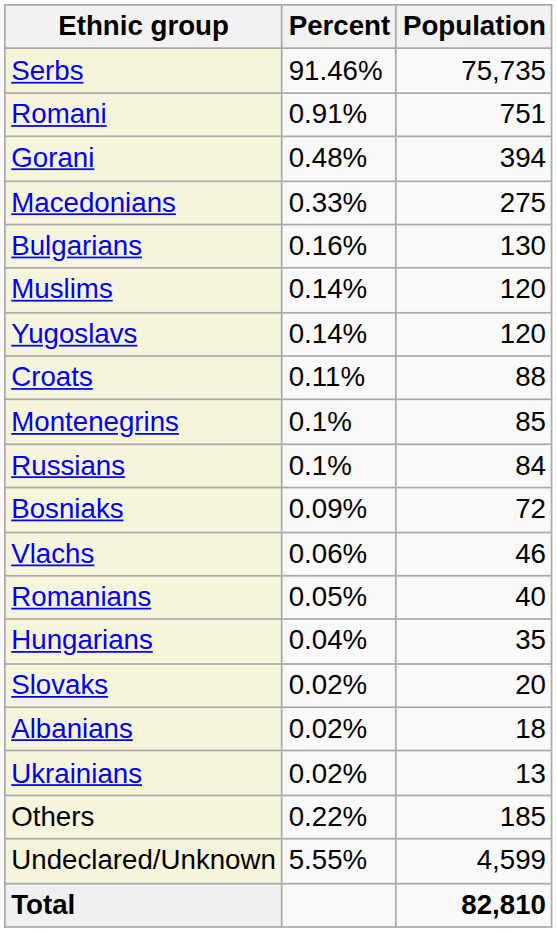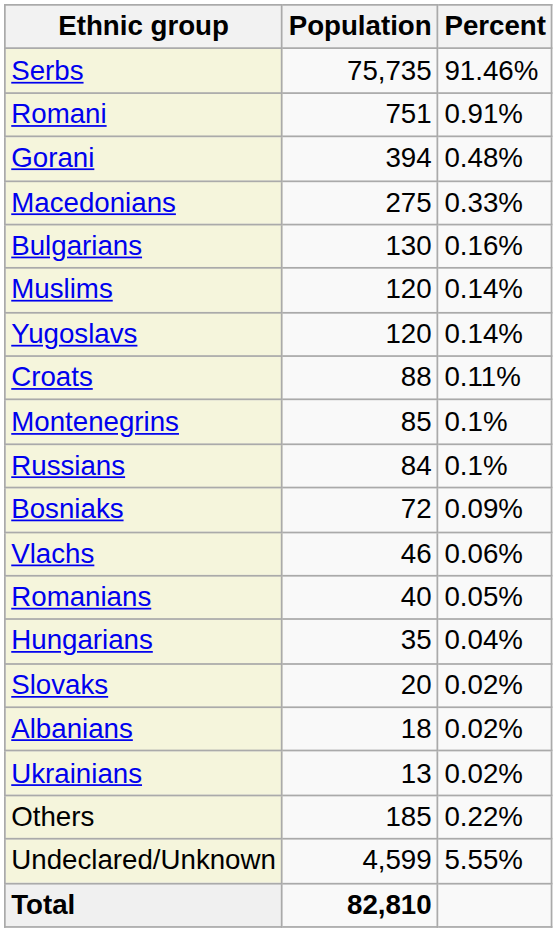columns swapped: (474, 26) <-> (339, 26)
